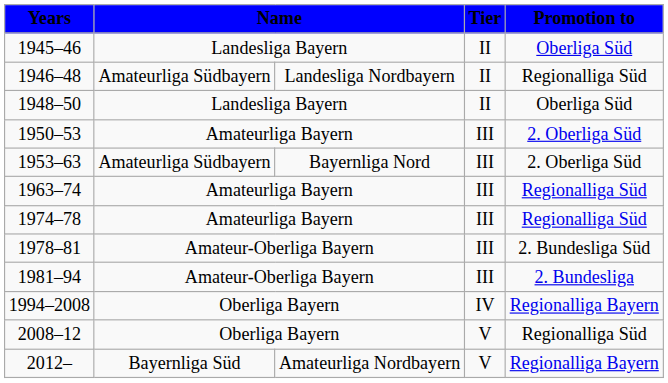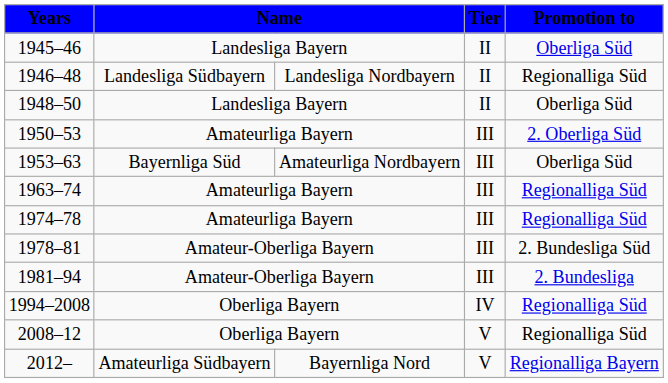(185, 76) Amateurliga Südbayern -> (185, 76) Landesliga Südbayern
(185, 162) Amateurliga Südbayern -> (185, 162) Bayernliga Süd
(370, 162) Bayernliga Nord -> (370, 162) Amateurliga Nordbayern
(584, 162) 2. Oberliga Süd -> (584, 162) Oberliga Süd
(584, 305) Regionalliga Bayern -> (584, 305) Regionalliga Süd
(185, 362) Bayernliga Süd -> (185, 362) Amateurliga Südbayern
(370, 362) Amateurliga Nordbayern -> (370, 362) Bayernliga Nord
